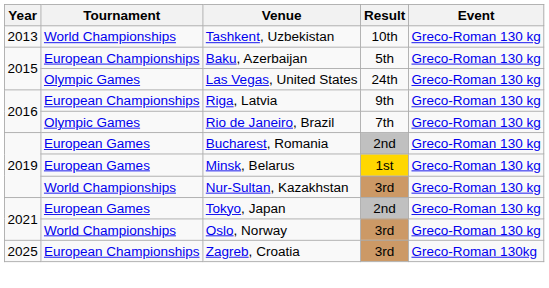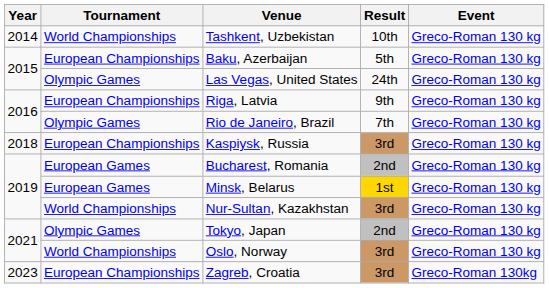(23, 37) 2013 -> (23, 37) 2014
+ row: (257, 144)
(97, 208) European Games -> (92, 229) Olympic Games
(23, 251) 2025 -> (23, 272) 2023
